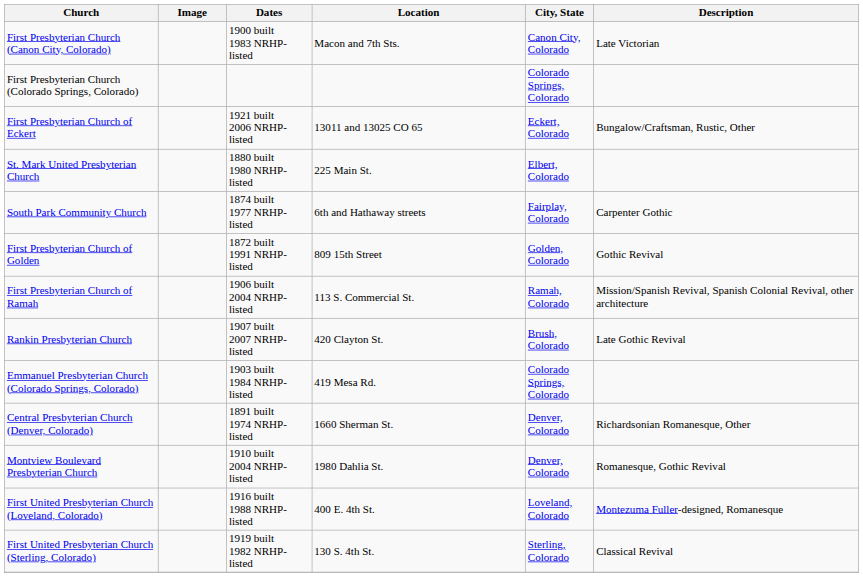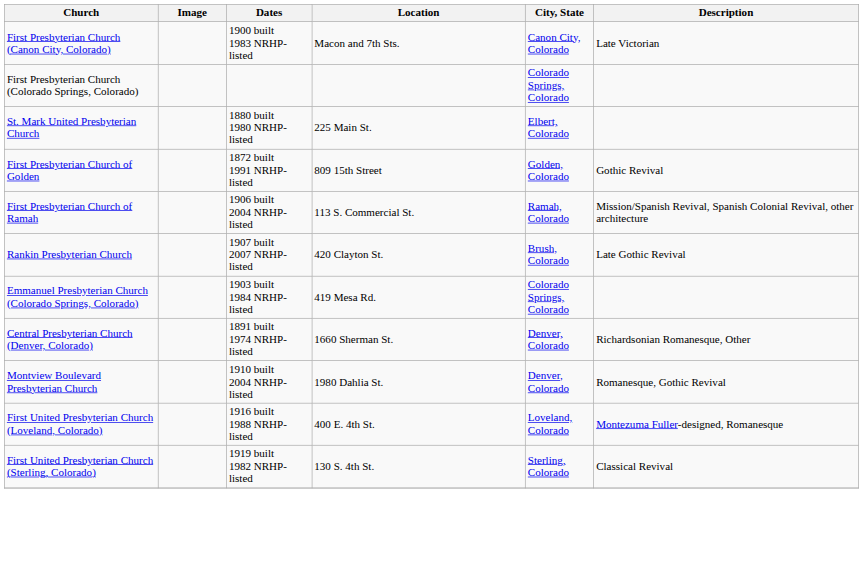- row: (70, 127)
- row: (77, 212)
